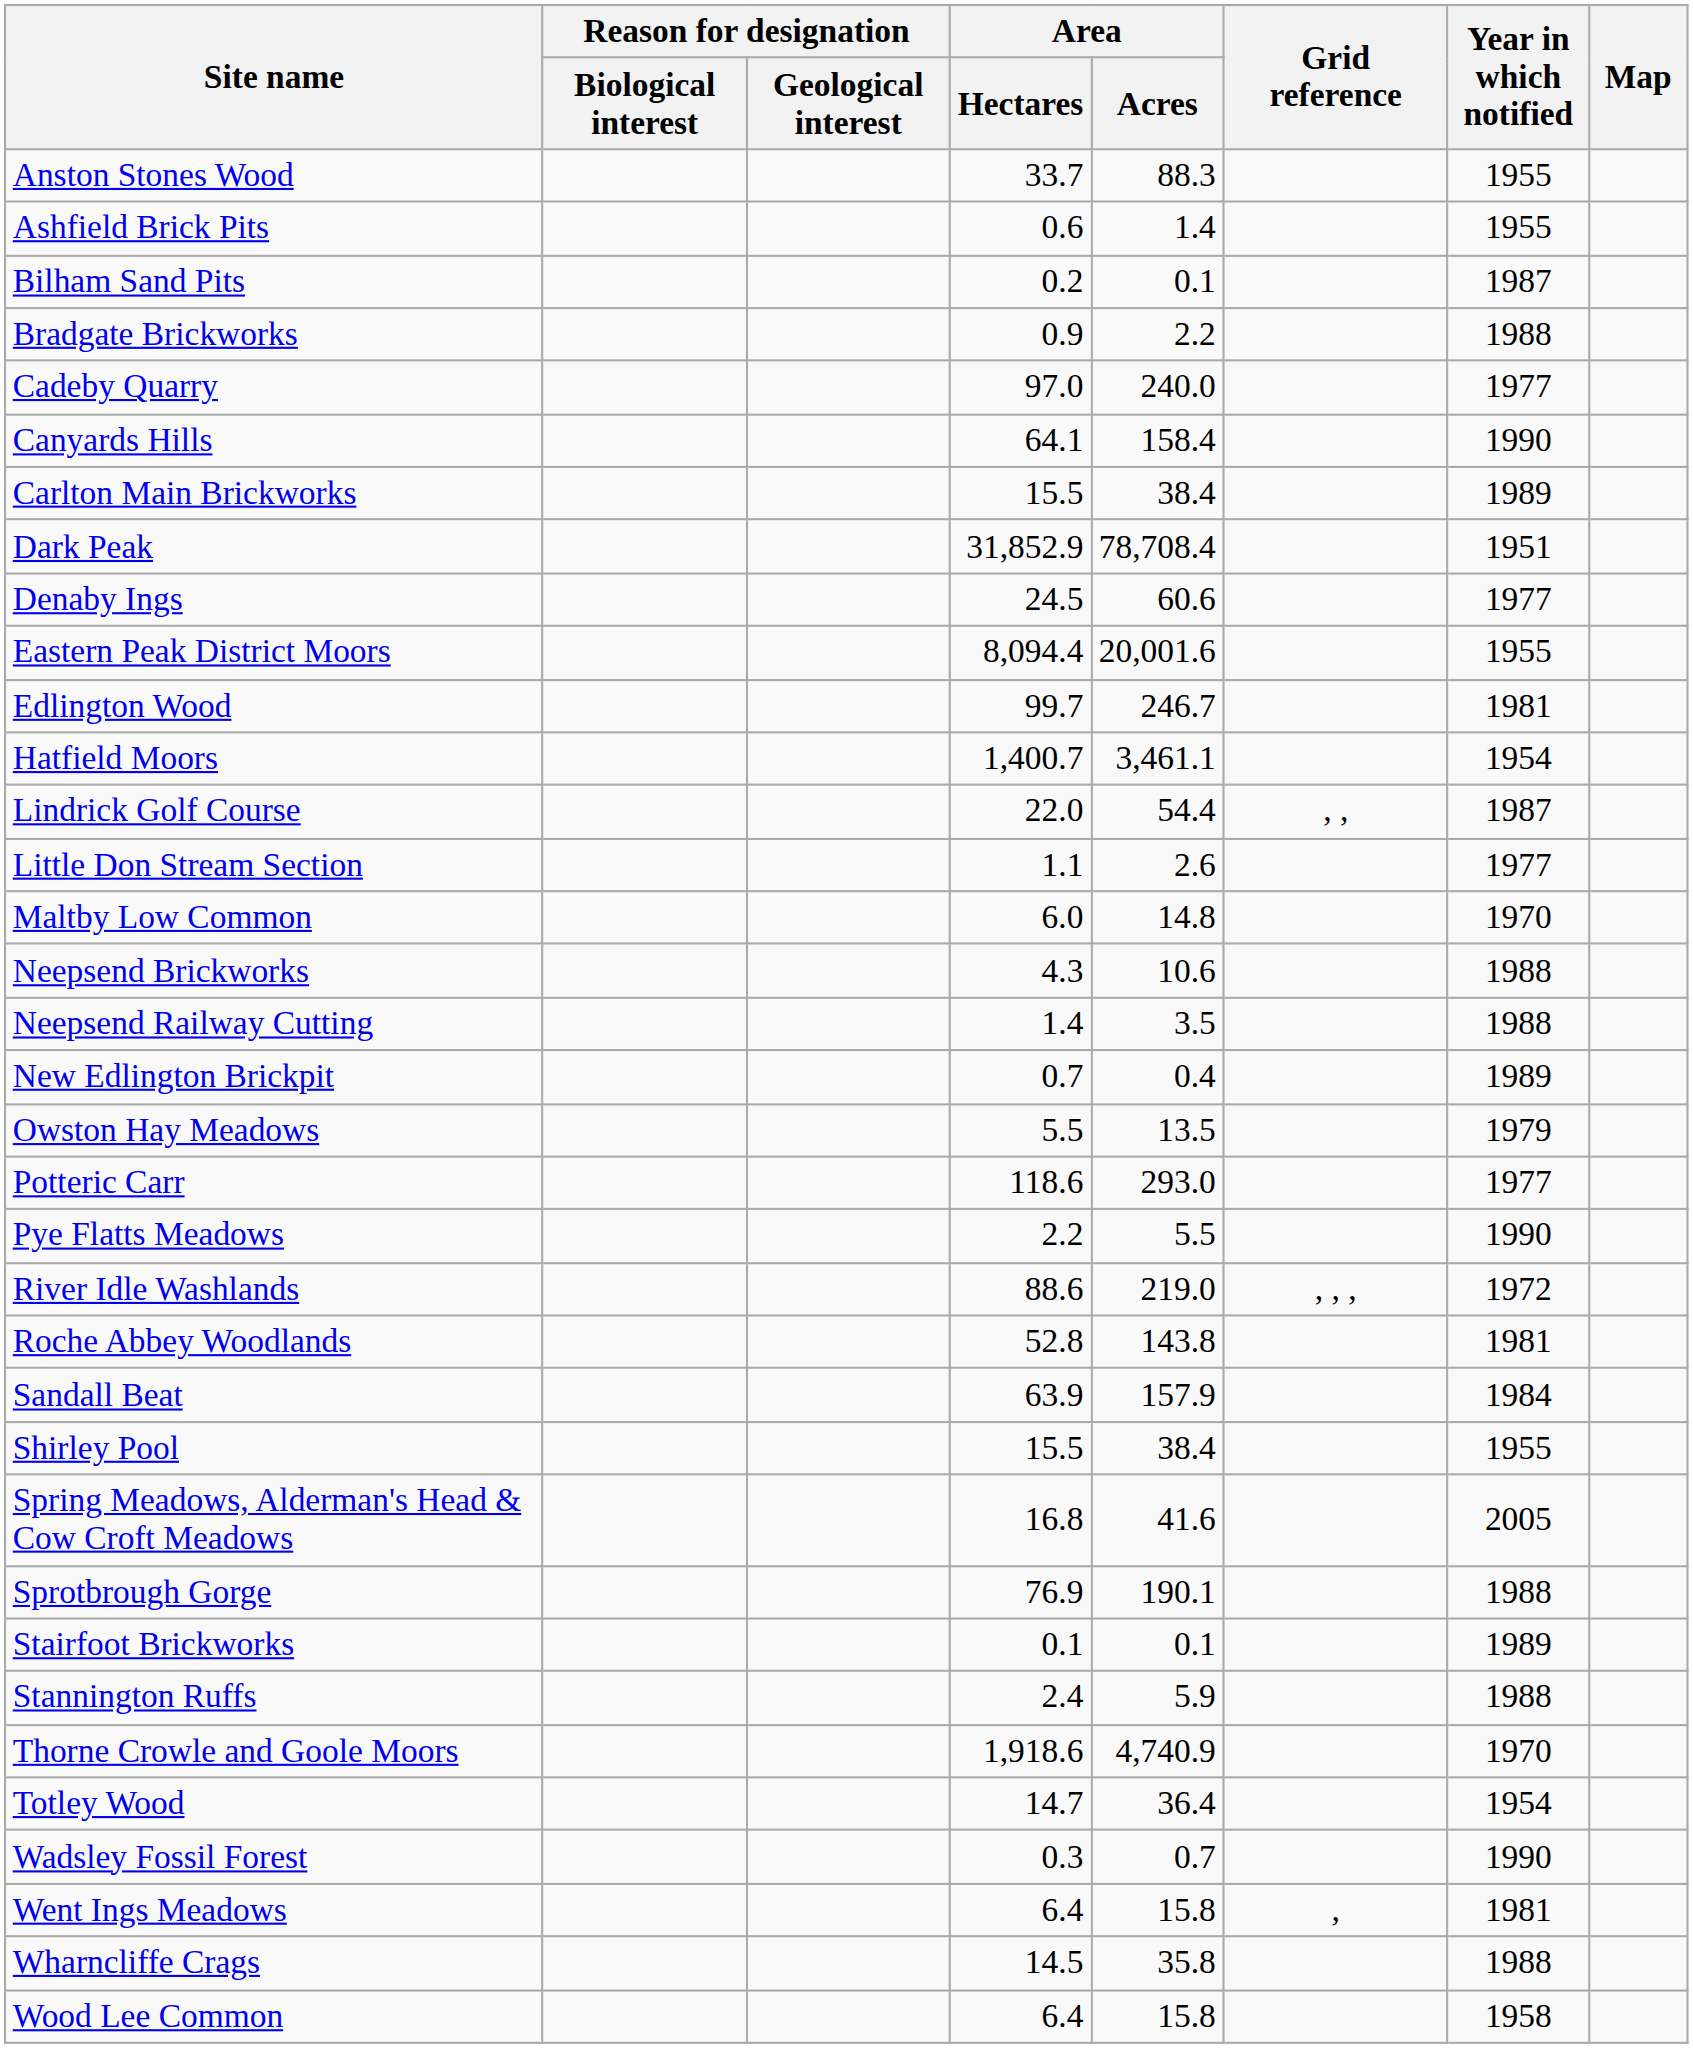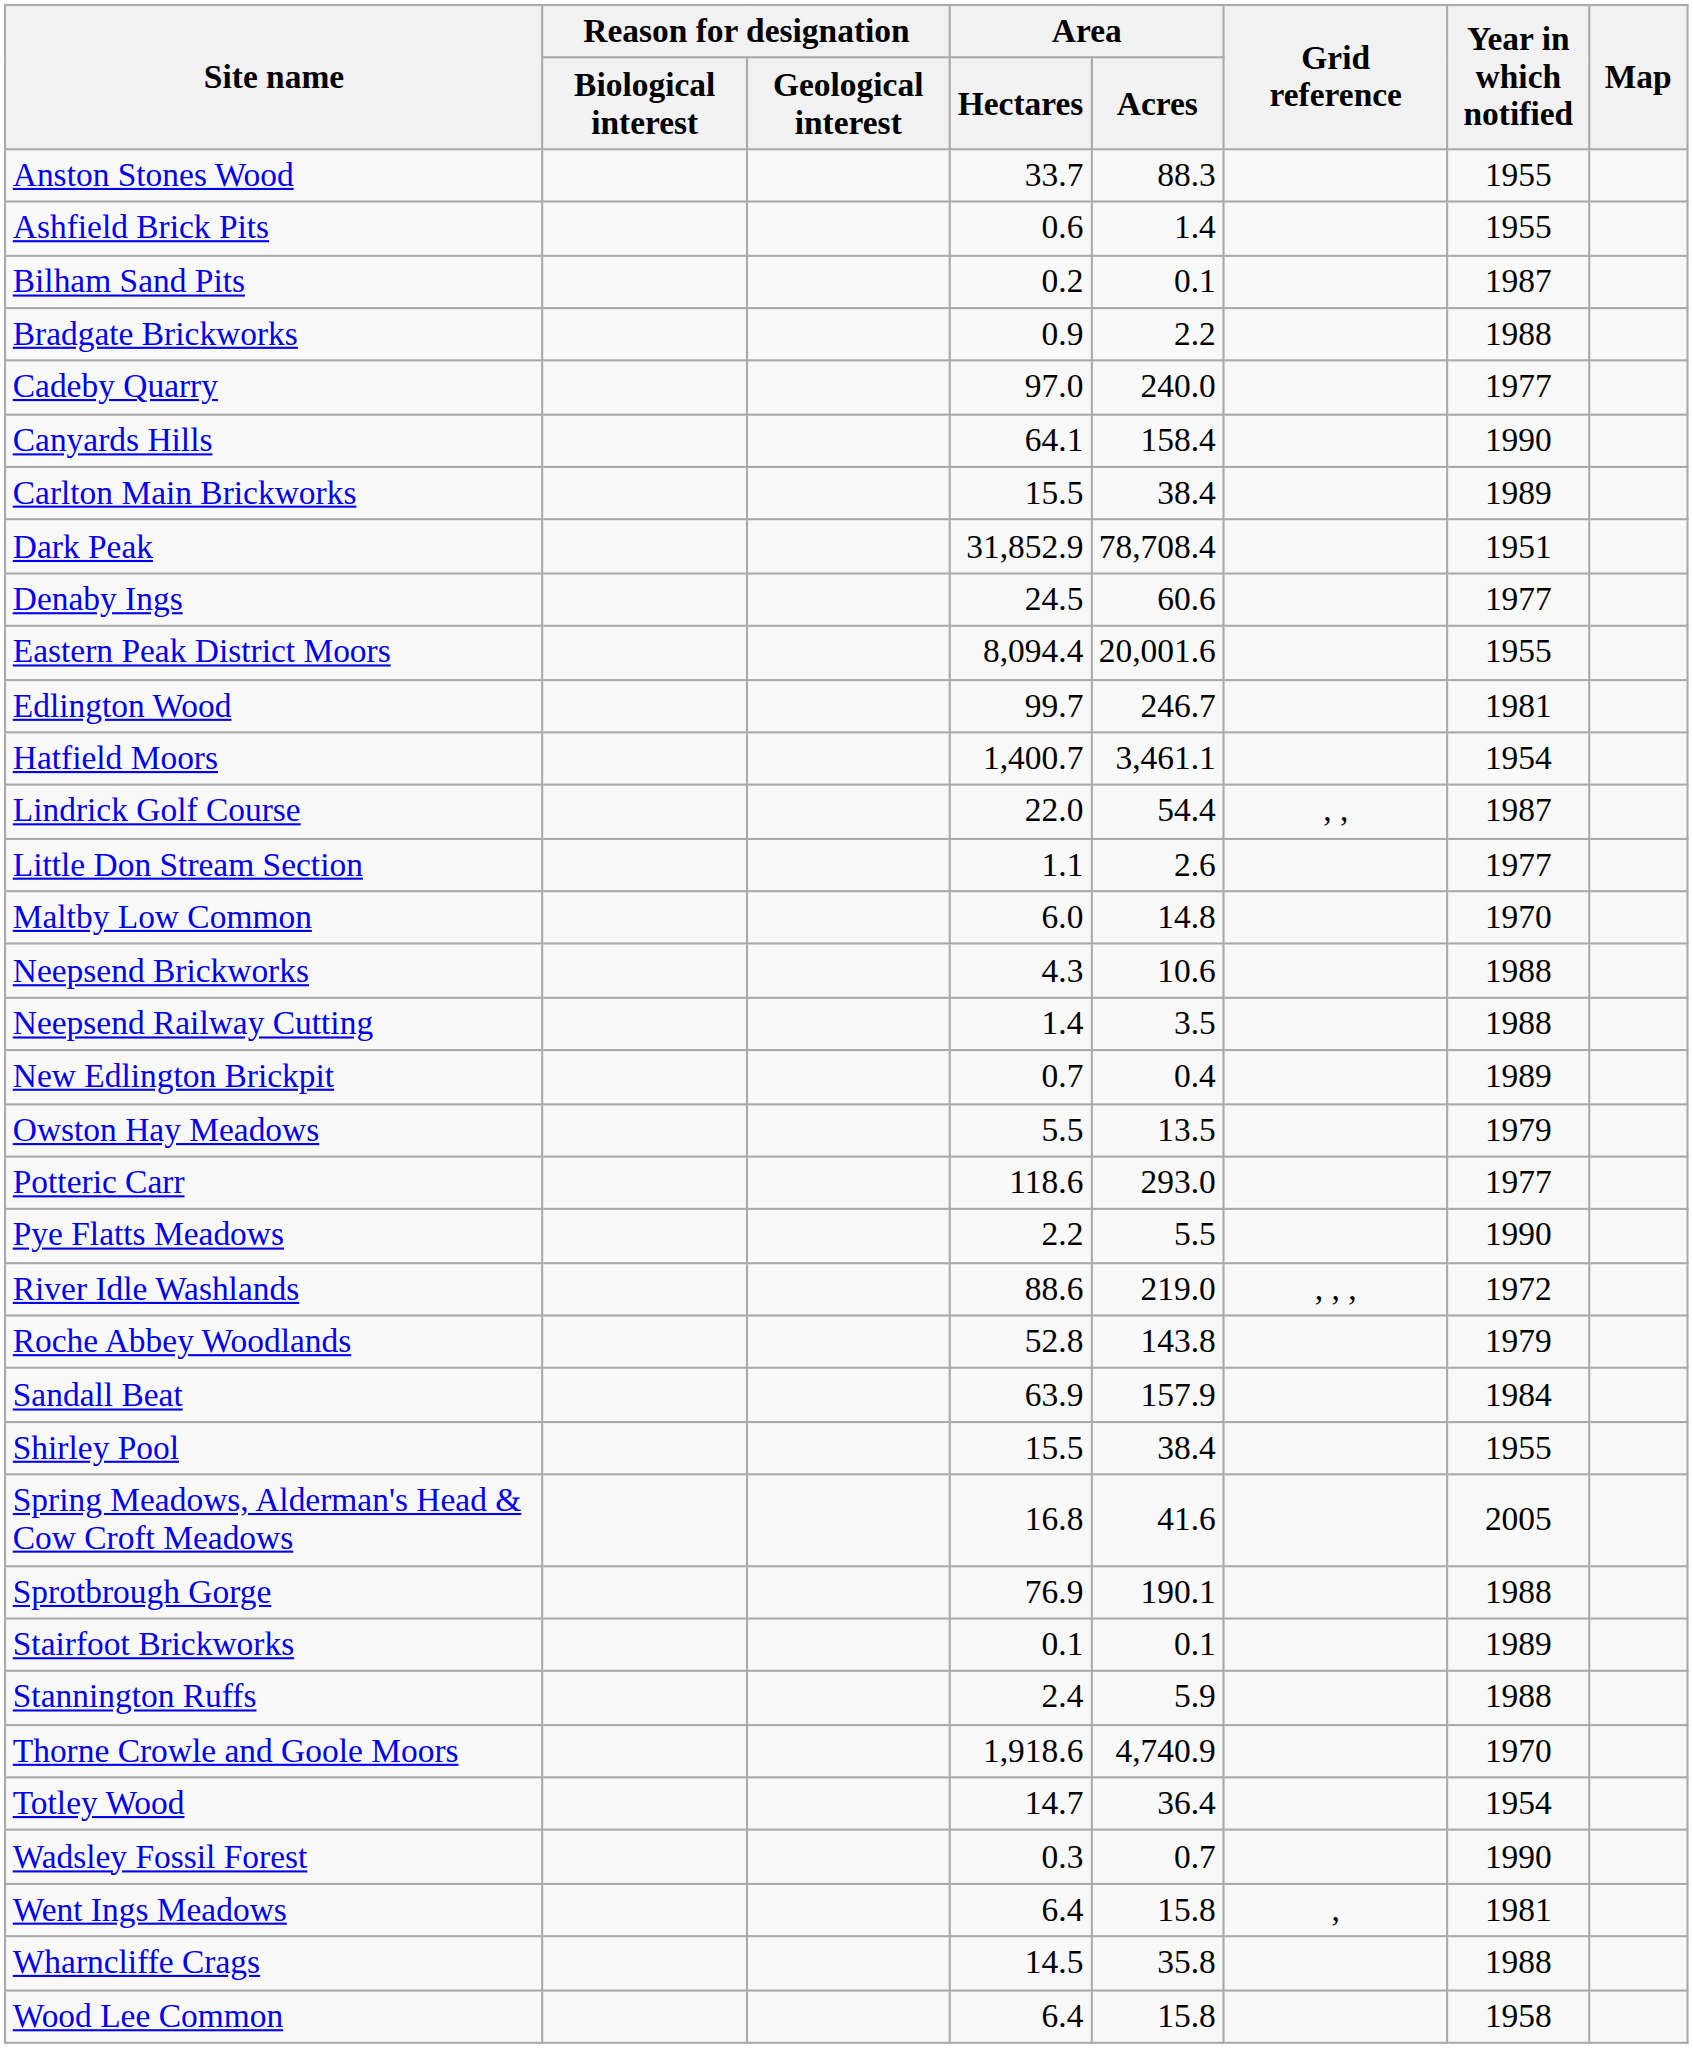(1518, 1341) 1981 -> (1518, 1341) 1979
